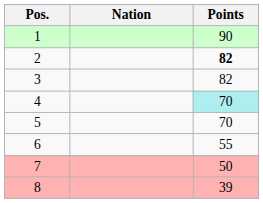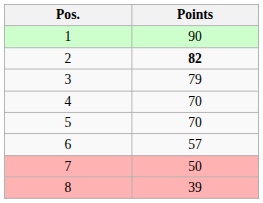- column: (131, 15)
(226, 79) 82 -> (195, 79) 79
(226, 101) paleturquoise background -> (195, 101) no background
(226, 144) 55 -> (195, 144) 57
